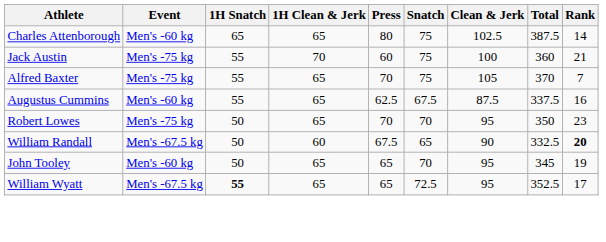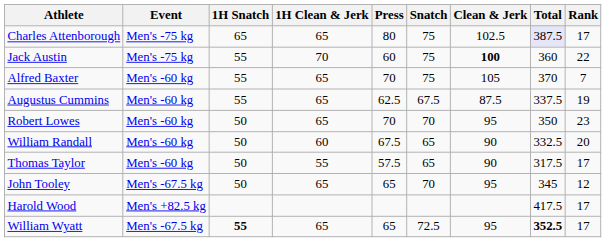(160, 36) Men's -60 kg -> (160, 36) Men's -75 kg
(545, 36) no background -> (548, 36) lavender background
(580, 36) 14 -> (583, 36) 17
(487, 57) normal -> (490, 57) bold
(580, 57) 21 -> (583, 57) 22
(160, 78) Men's -75 kg -> (160, 78) Men's -60 kg
(580, 100) 16 -> (583, 100) 19
(160, 121) Men's -75 kg -> (160, 121) Men's -60 kg
(165, 142) Men's -67.5 kg -> (160, 142) Men's -60 kg
(580, 142) bold -> (583, 142) normal
+ row: (46, 163)
(160, 163) Men's -60 kg -> (165, 184) Men's -67.5 kg
(580, 163) 19 -> (583, 184) 12
+ row: (42, 205)
(545, 184) normal -> (548, 226) bold
